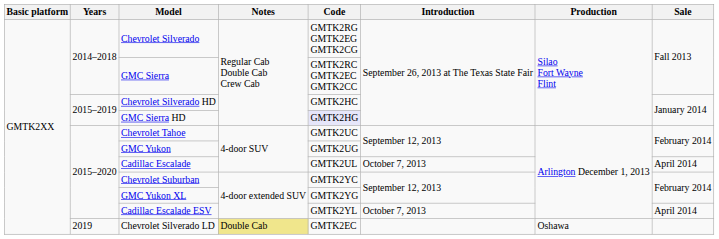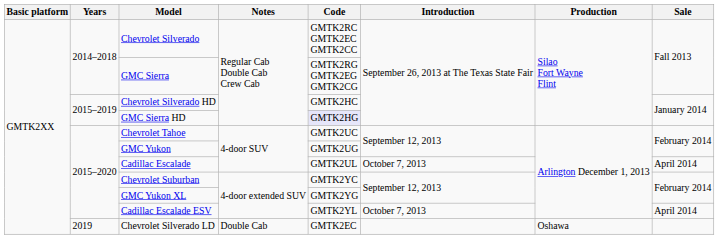(334, 38) GMTK2RG GMTK2EG GMTK2CG -> (334, 38) GMTK2RC GMTK2EC GMTK2CC
(334, 76) GMTK2RC GMTK2EC GMTK2CC -> (334, 76) GMTK2RG GMTK2EG GMTK2CG
(244, 226) khaki background -> (244, 226) no background
